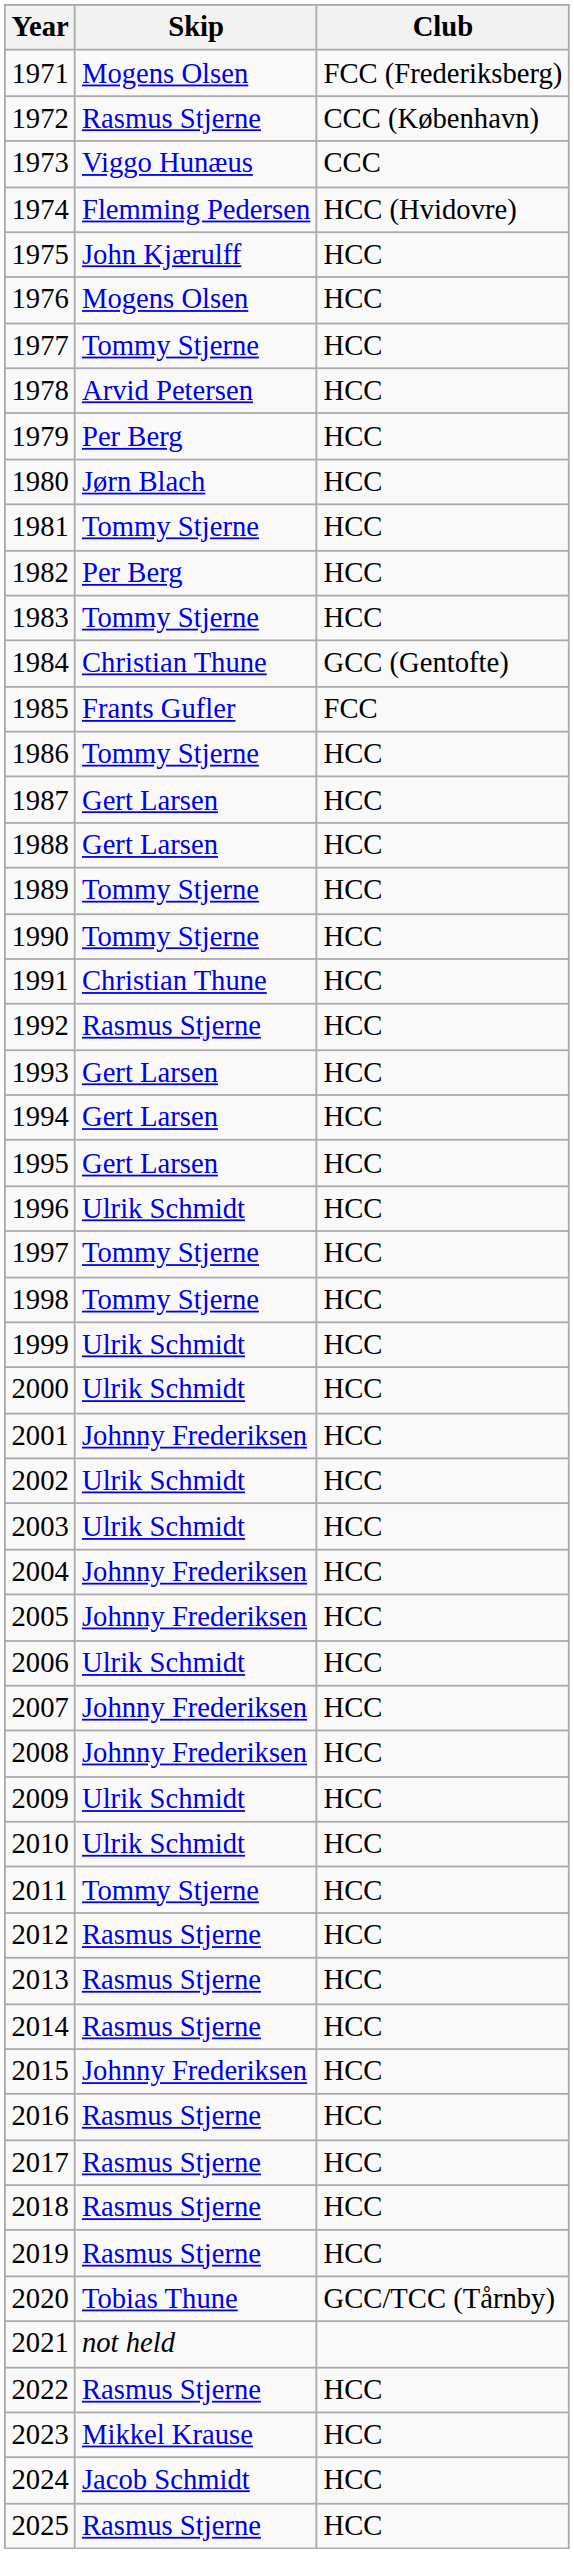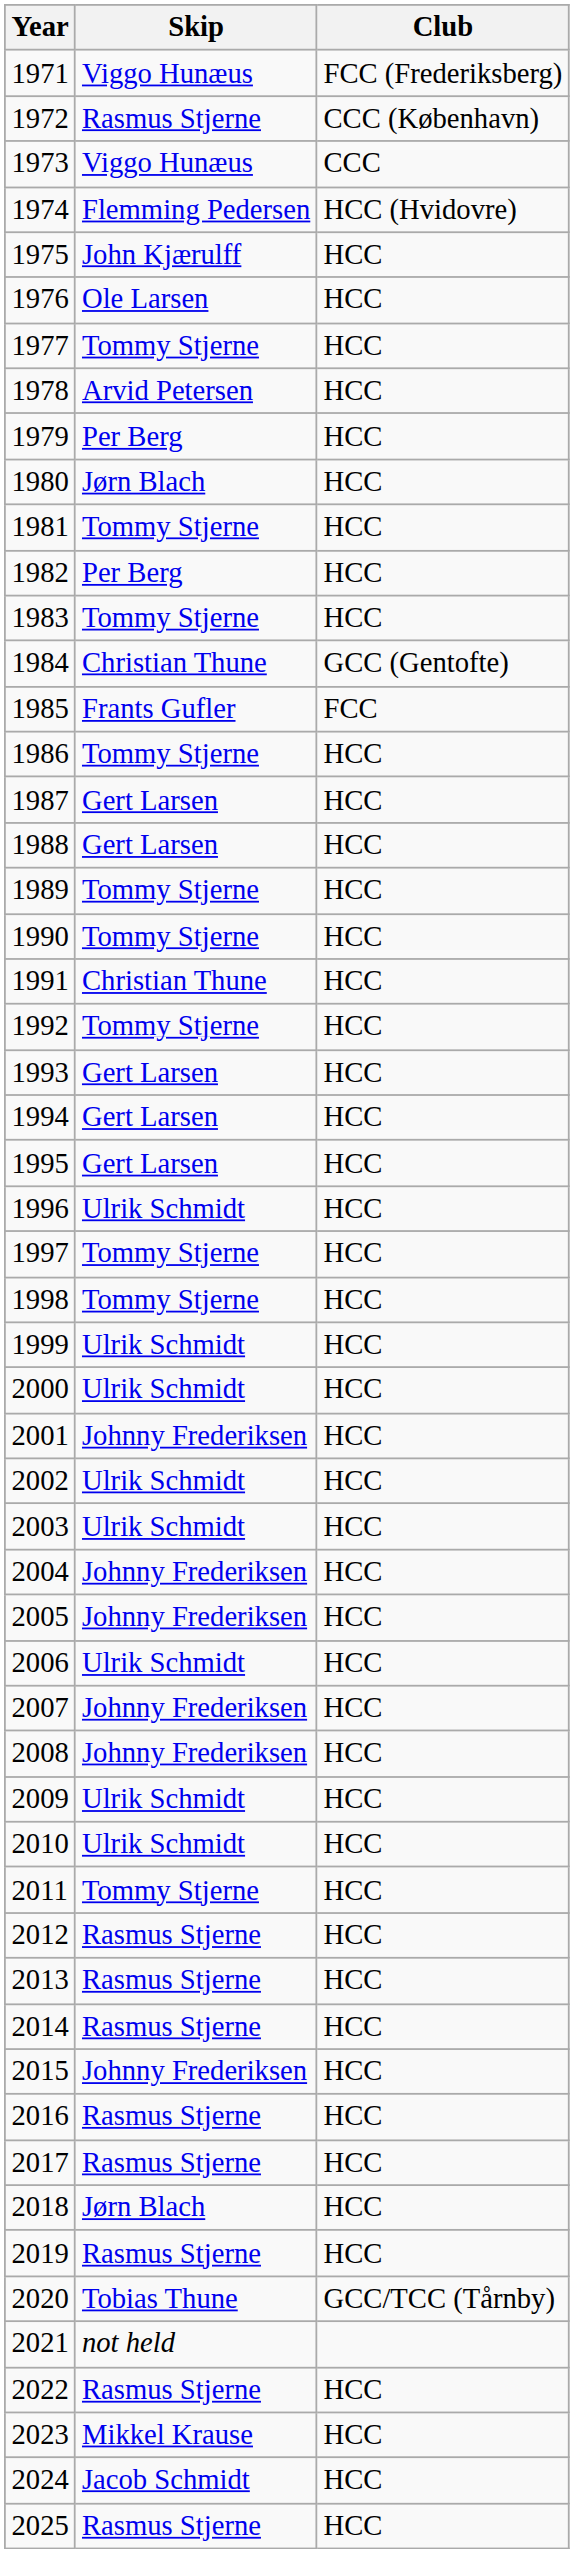(165, 72) Mogens Olsen -> (167, 72) Viggo Hunæus
(165, 299) Mogens Olsen -> (145, 299) Ole Larsen
(171, 1026) Rasmus Stjerne -> (170, 1026) Tommy Stjerne
(171, 2207) Rasmus Stjerne -> (144, 2207) Jørn Blach
